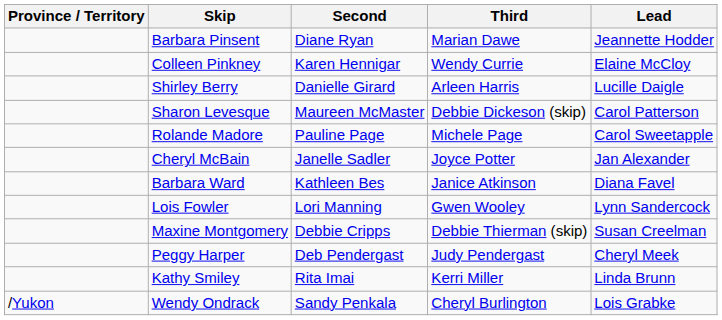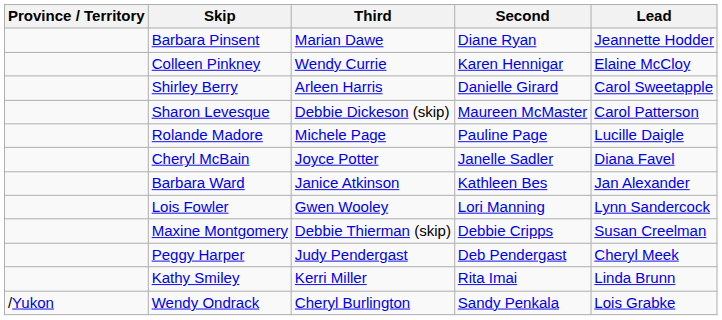columns swapped: (509, 16) <-> (360, 16)
(639, 87) Lucille Daigle -> (654, 87) Carol Sweetapple
(654, 135) Carol Sweetapple -> (639, 135) Lucille Daigle
(642, 159) Jan Alexander -> (634, 159) Diana Favel
(634, 183) Diana Favel -> (642, 183) Jan Alexander
